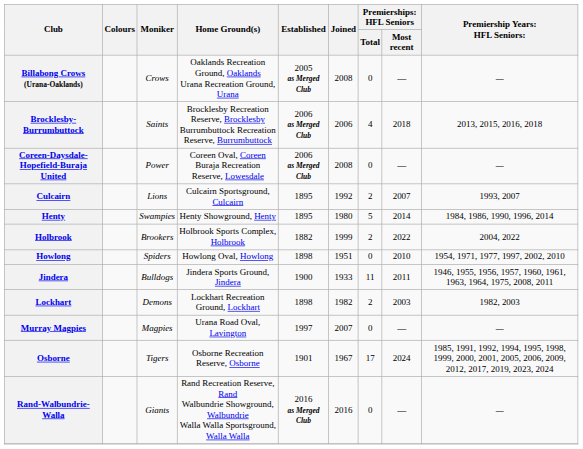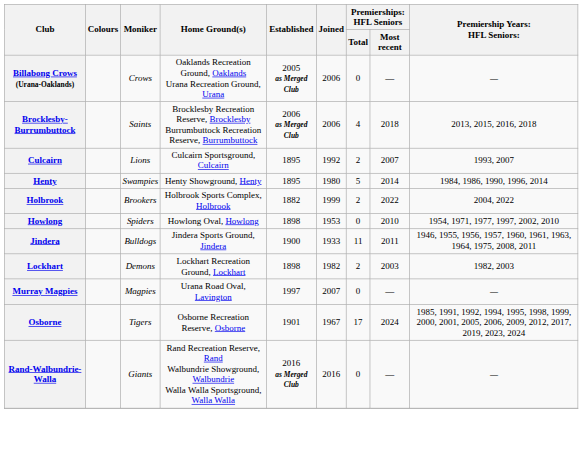(343, 78) 2008 -> (331, 78) 2006
- row: (53, 165)
(343, 256) 1951 -> (331, 220) 1953
